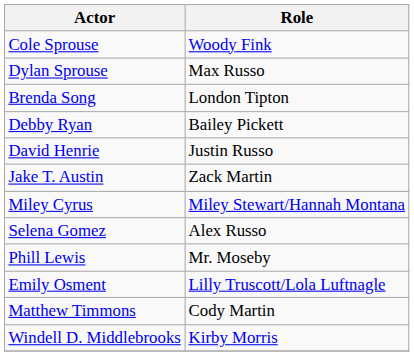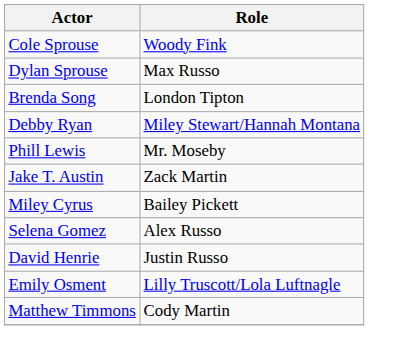(236, 124) Bailey Pickett -> (252, 124) Miley Stewart/Hannah Montana
rows swapped: (47, 257) <-> (54, 151)
(297, 204) Miley Stewart/Hannah Montana -> (191, 204) Bailey Pickett
- row: (95, 337)
